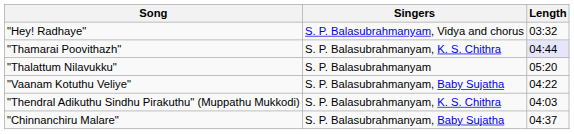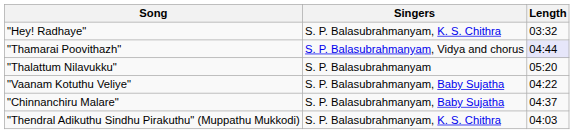(415, 31) S. P. Balasubrahmanyam, Vidya and chorus -> (403, 31) S. P. Balasubrahmanyam, K. S. Chithra
(403, 49) S. P. Balasubrahmanyam, K. S. Chithra -> (415, 49) S. P. Balasubrahmanyam, Vidya and chorus
rows swapped: (153, 102) <-> (63, 120)
